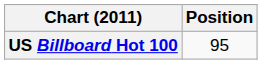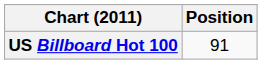(219, 45) 95 -> (219, 45) 91
